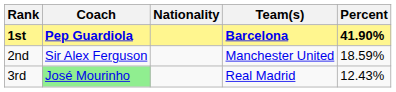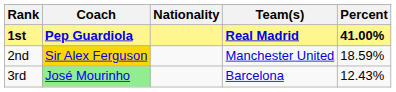(257, 35) Barcelona -> (262, 35) Real Madrid
(362, 35) 41.90% -> (362, 35) 41.00%
(96, 55) no background -> (96, 55) gold background
(260, 76) Real Madrid -> (255, 76) Barcelona
